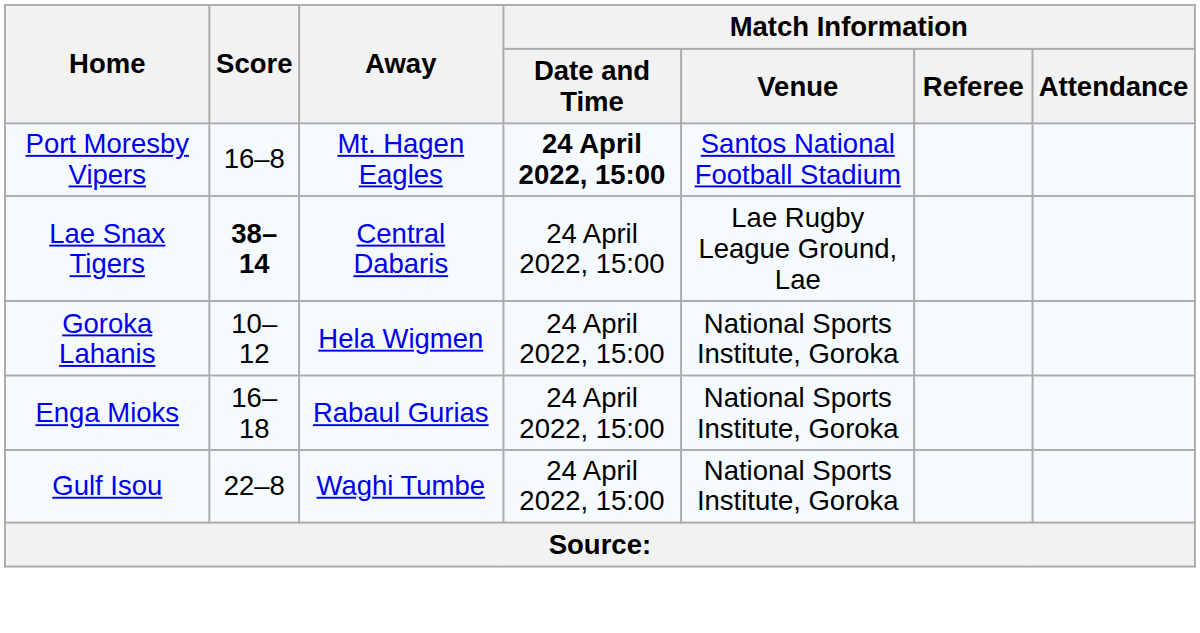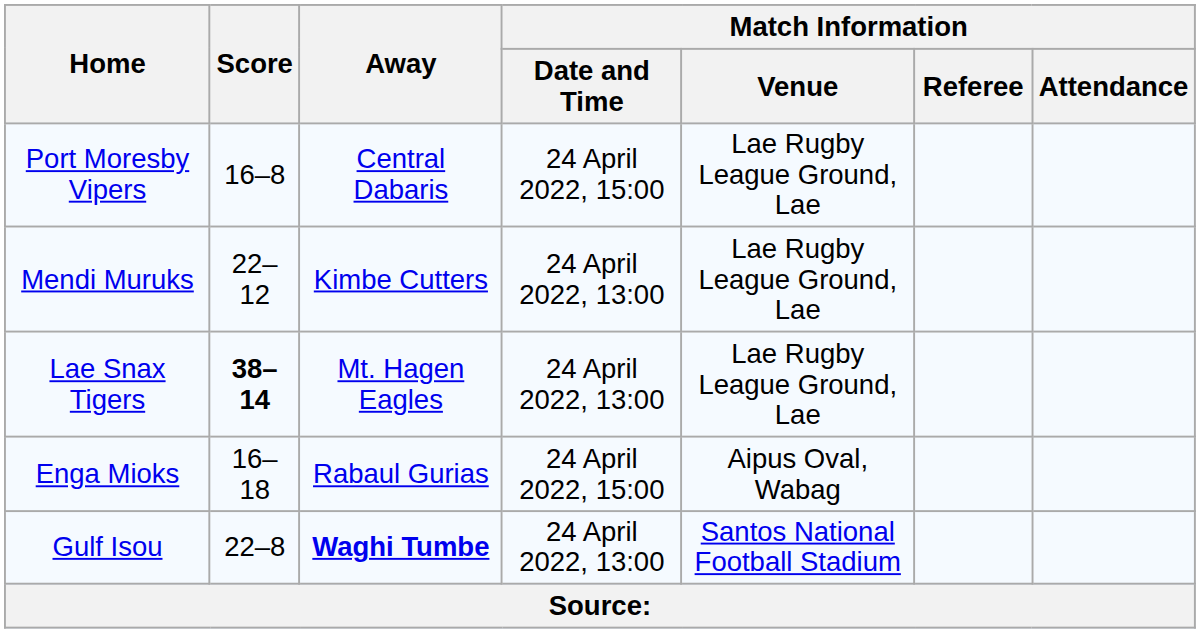(401, 160) Mt. Hagen Eagles -> (401, 175) Central Dabaris
(592, 160) bold -> (592, 175) normal
(798, 160) Santos National Football Stadium -> (798, 175) Lae Rugby League Ground, Lae
+ row: (107, 280)
(401, 249) Central Dabaris -> (401, 384) Mt. Hagen Eagles
(592, 249) 24 April 2022, 15:00 -> (592, 384) 24 April 2022, 13:00
- row: (107, 338)
(798, 412) National Sports Institute, Goroka -> (798, 474) Aipus Oval, Wabag
(401, 486) normal -> (401, 548) bold
(592, 486) 24 April 2022, 15:00 -> (592, 548) 24 April 2022, 13:00
(798, 486) National Sports Institute, Goroka -> (798, 548) Santos National Football Stadium
